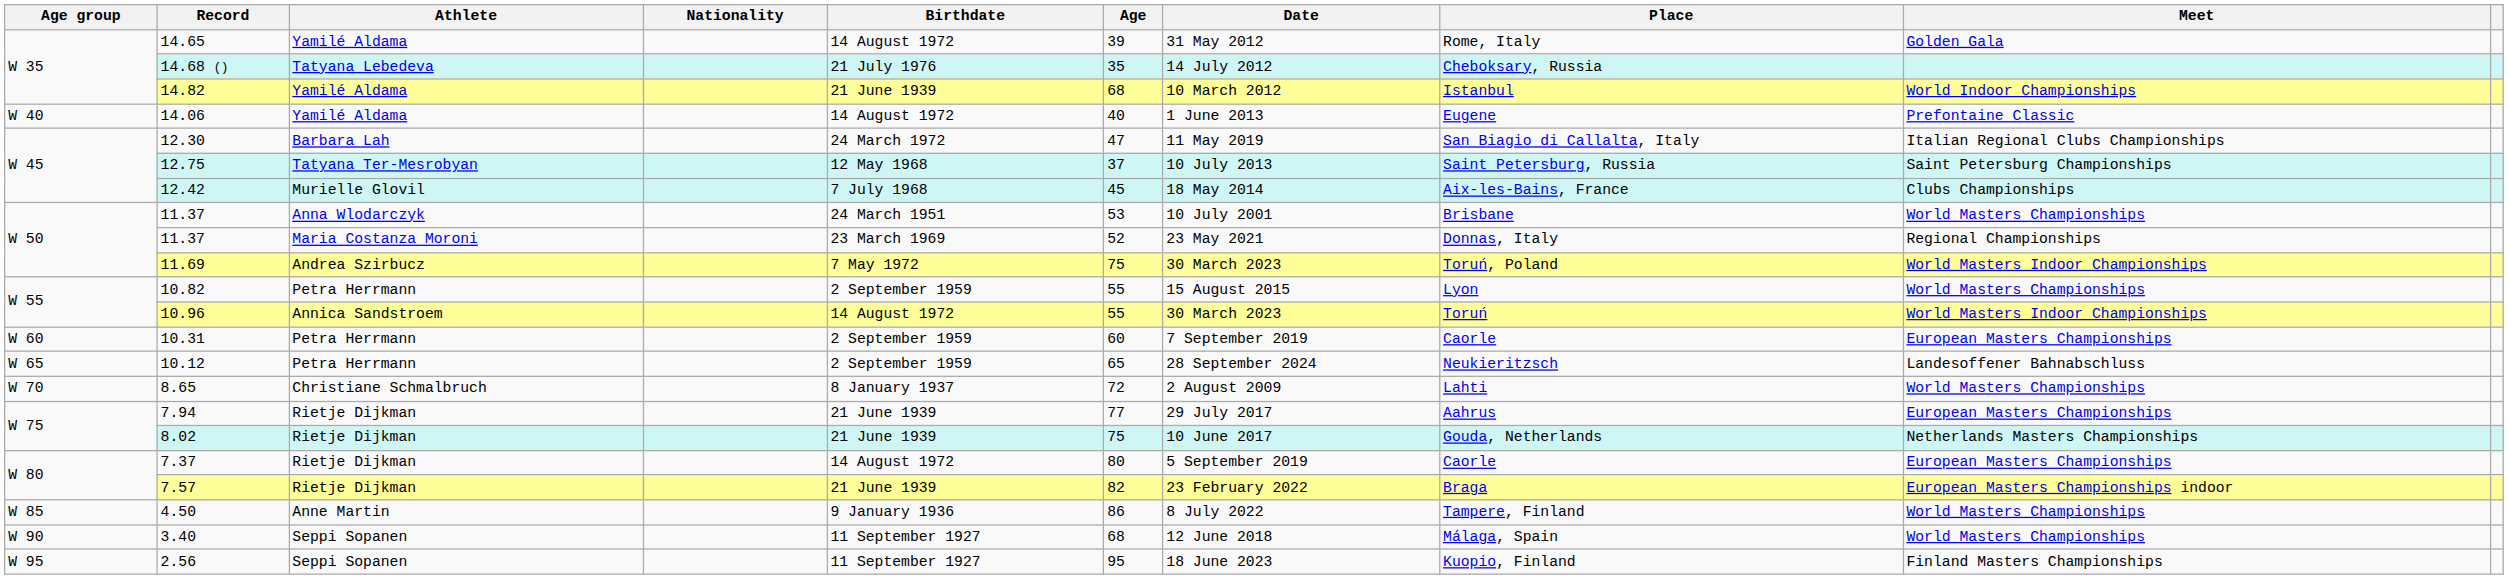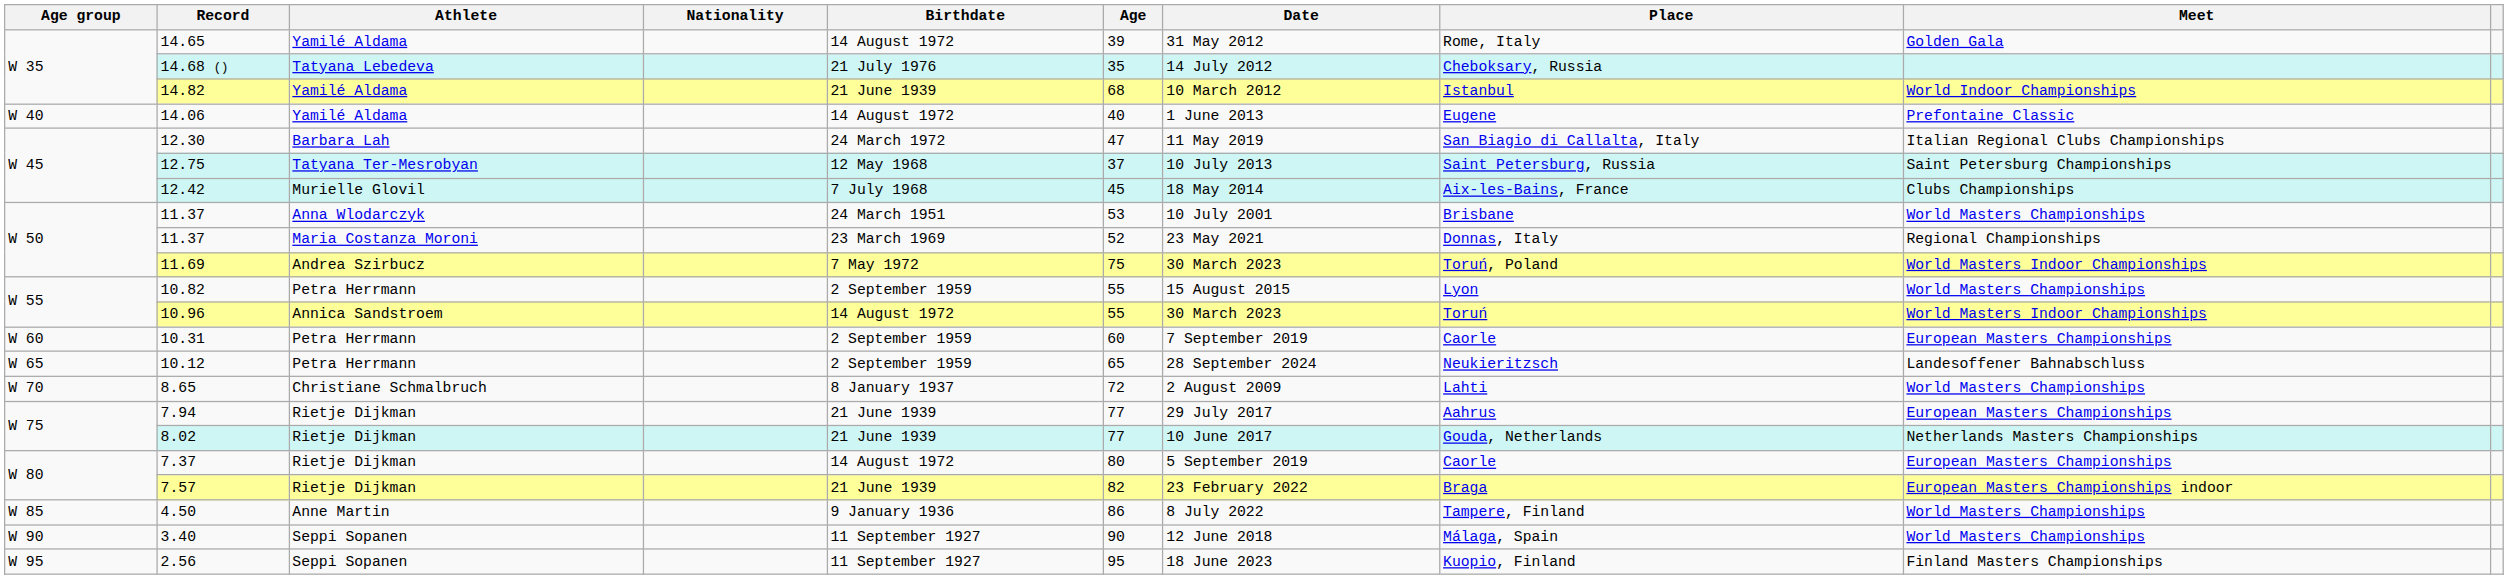(1116, 438) 75 -> (1116, 438) 77
(1116, 537) 68 -> (1116, 537) 90
